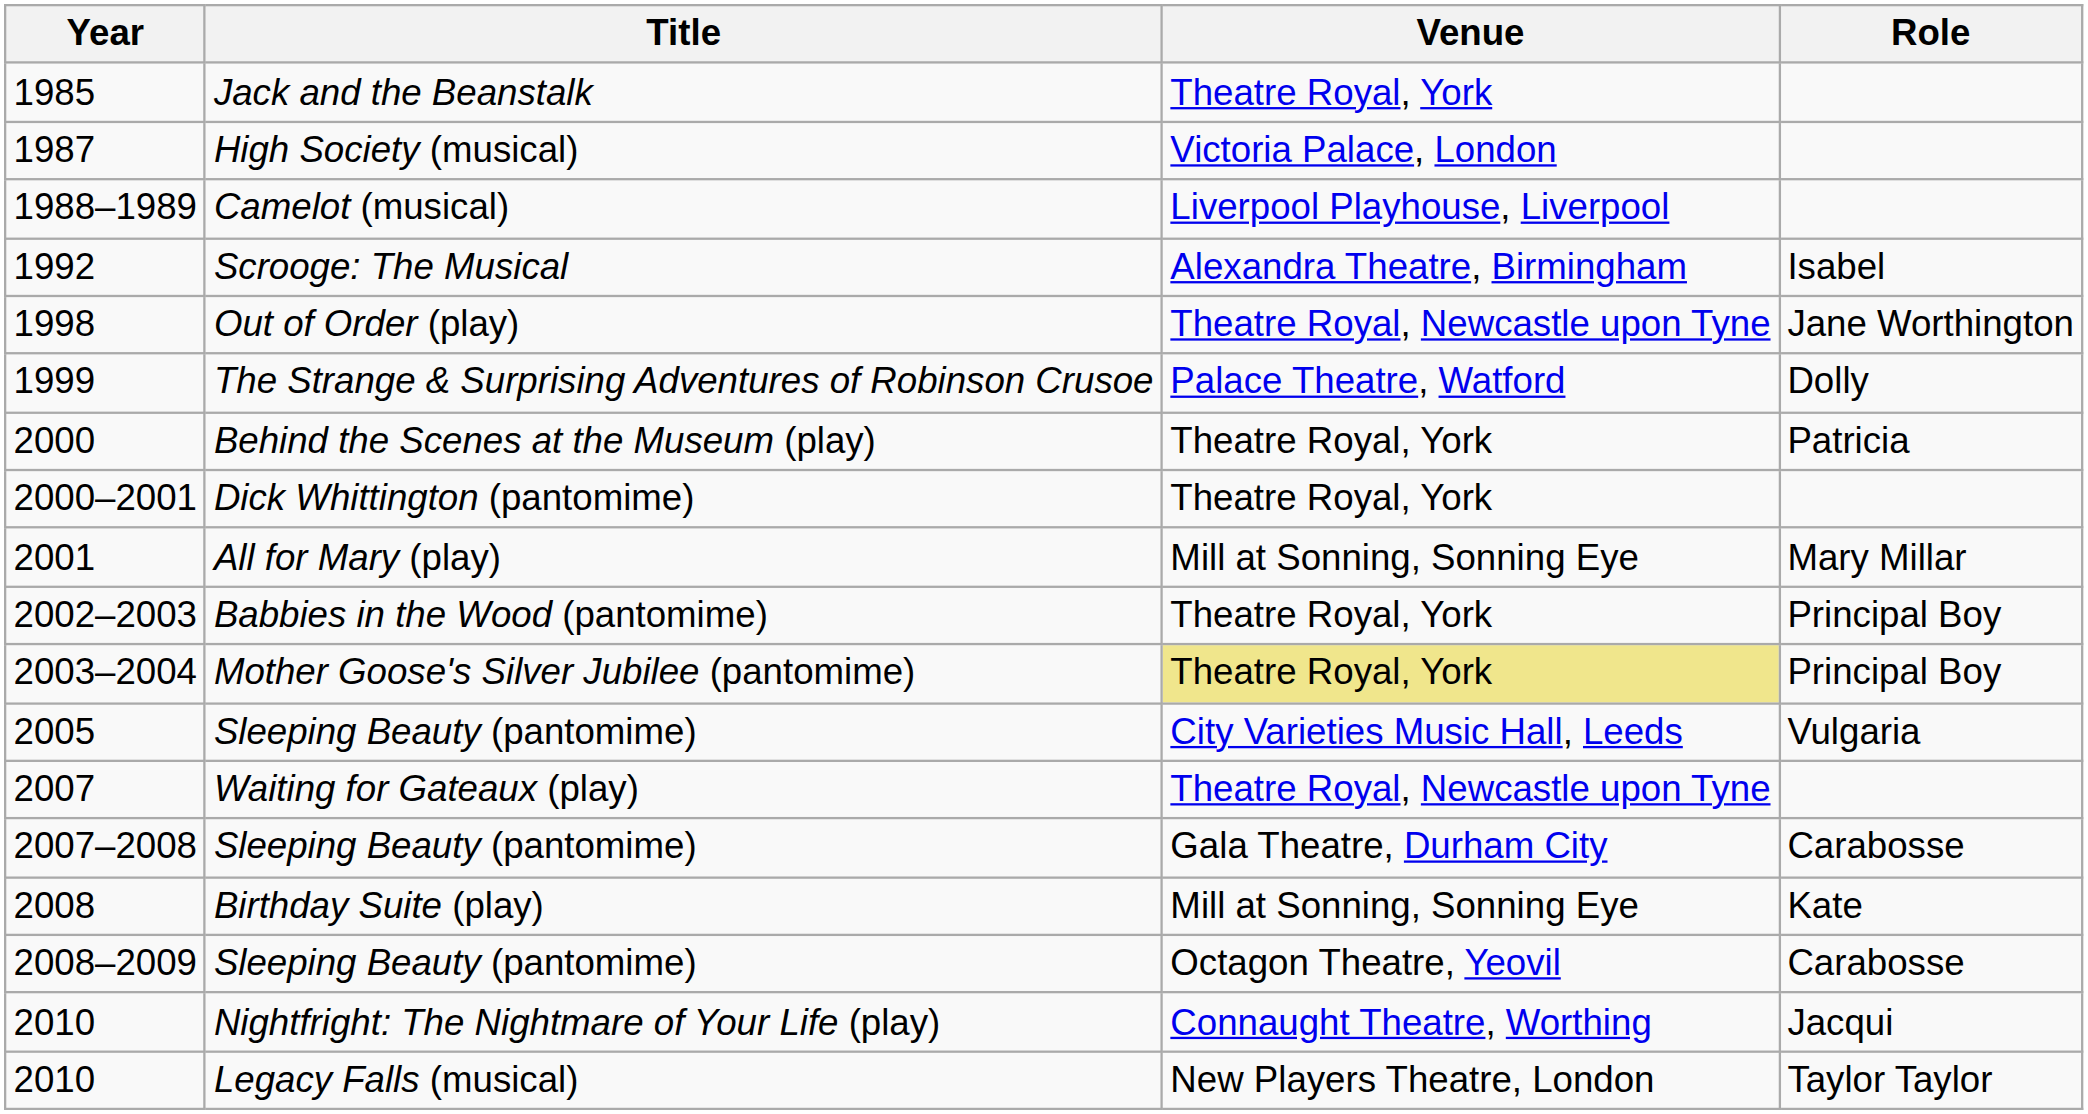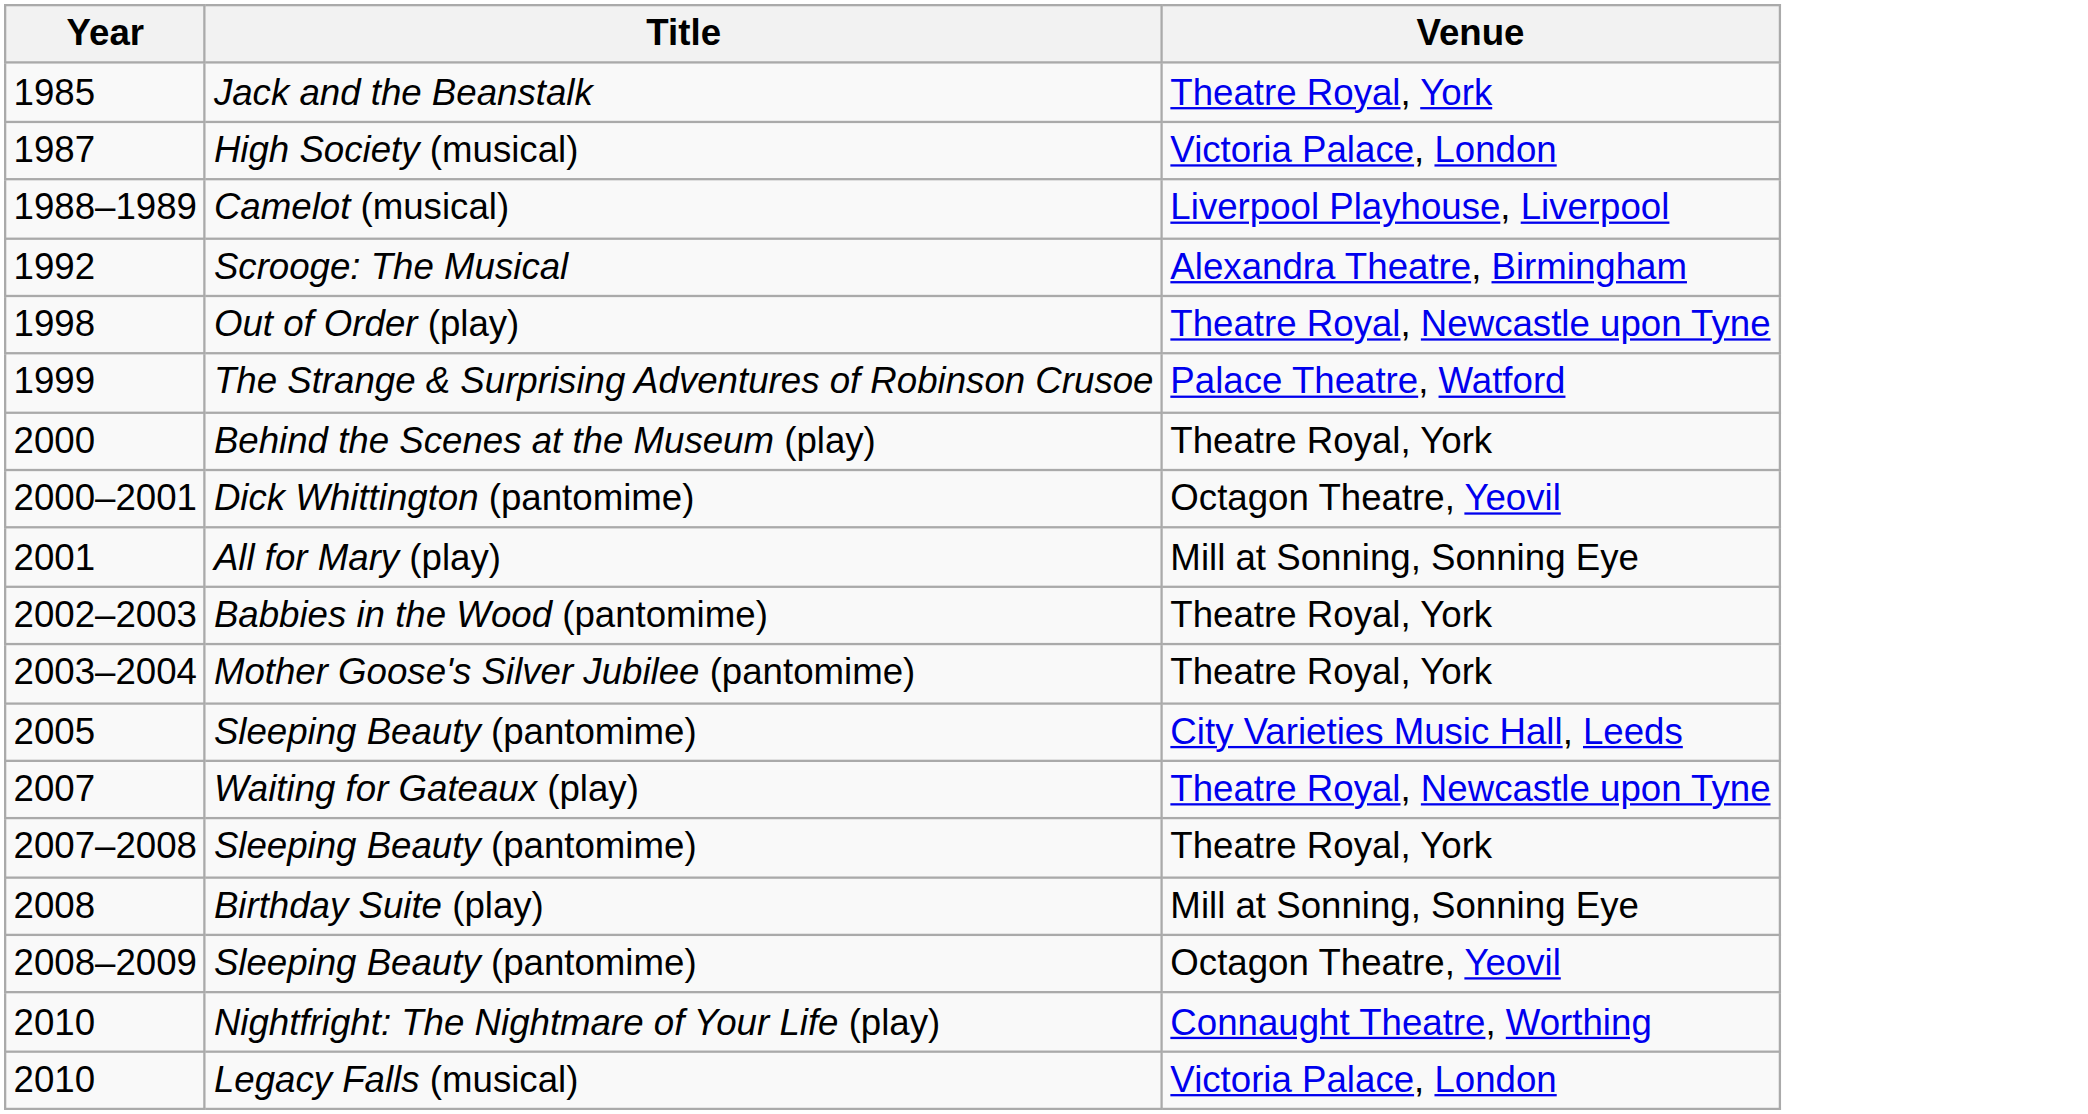- column: (1931, 33)
(1331, 498) Theatre Royal, York -> (1366, 498) Octagon Theatre, Yeovil
(1331, 672) khaki background -> (1331, 672) no background
(1389, 847) Gala Theatre, Durham City -> (1331, 847) Theatre Royal, York
(1412, 1079) New Players Theatre, London -> (1364, 1079) Victoria Palace, London
